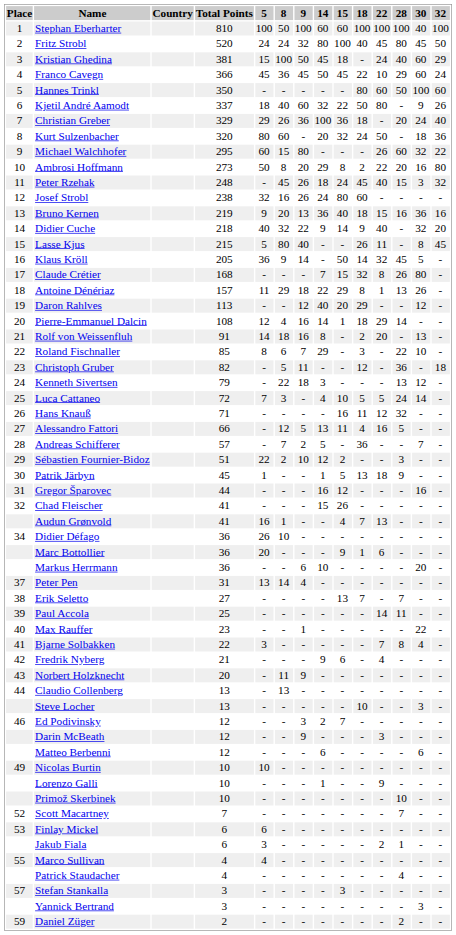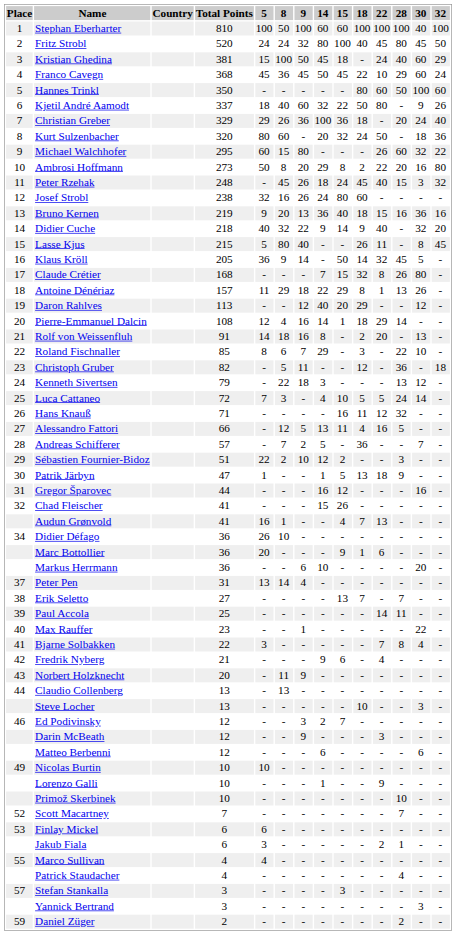(224, 74) 366 -> (224, 74) 368
(224, 475) 45 -> (224, 475) 47
